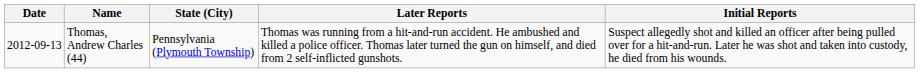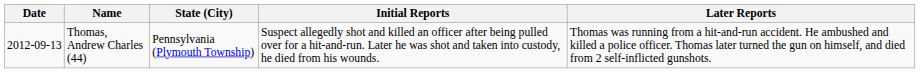columns swapped: (760, 13) <-> (432, 13)
